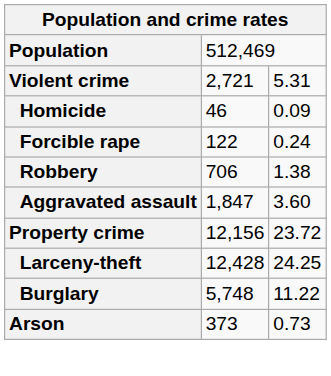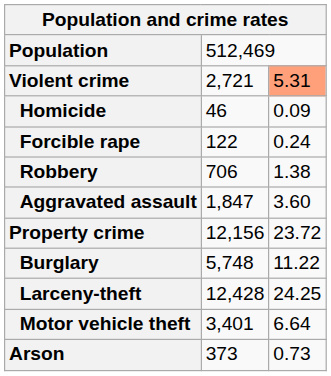(292, 80) no background -> (292, 80) lightsalmon background
rows swapped: (54, 293) <-> (75, 263)
+ row: (100, 324)
